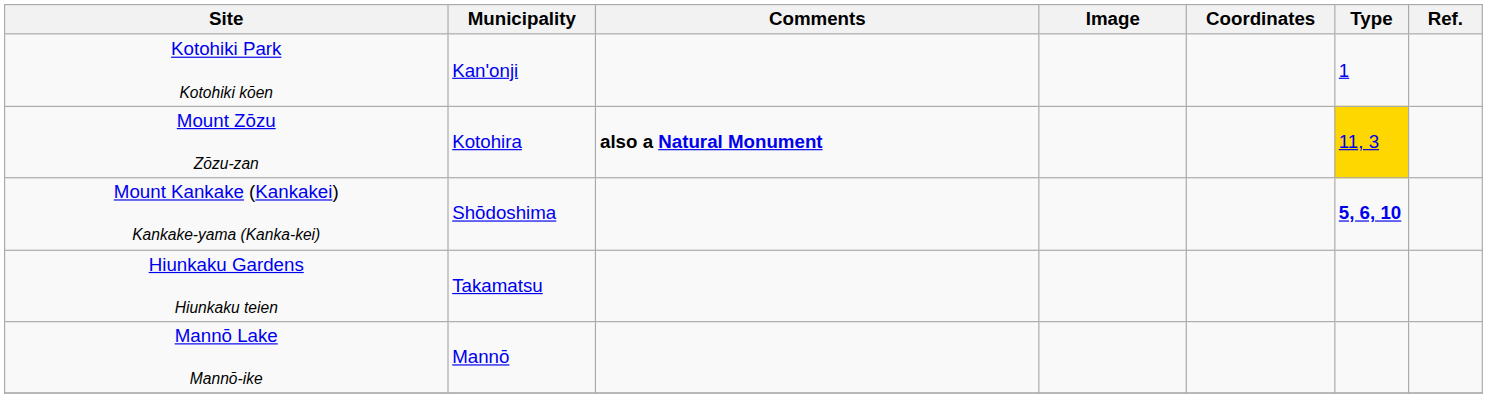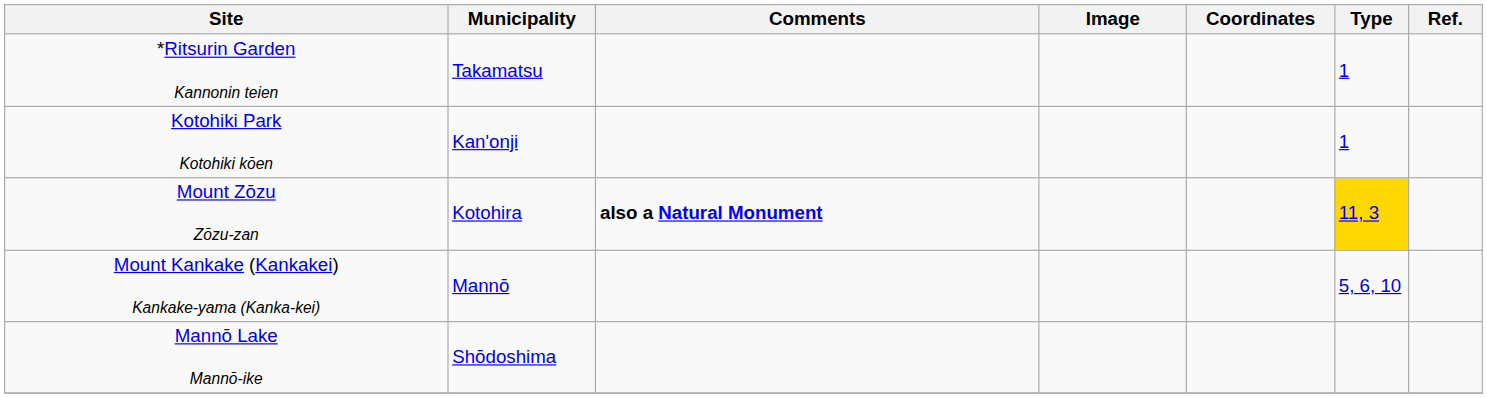+ row: (226, 70)
(504, 213) Shōdoshima -> (481, 285) Mannō
(1370, 213) bold -> (1370, 285) normal
- row: (226, 285)
(481, 357) Mannō -> (504, 357) Shōdoshima
